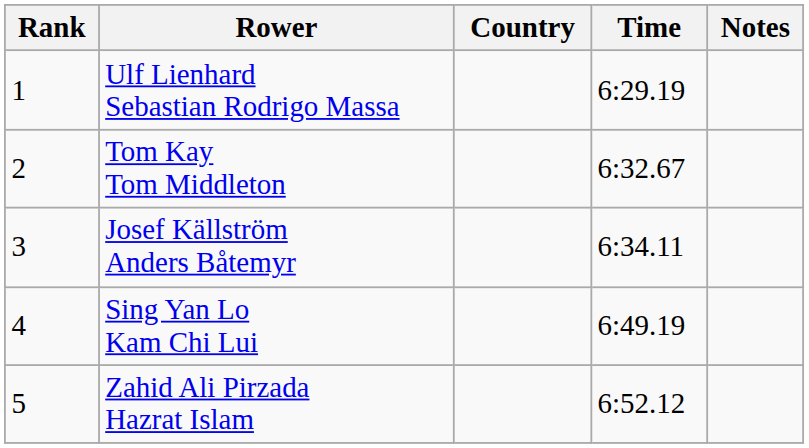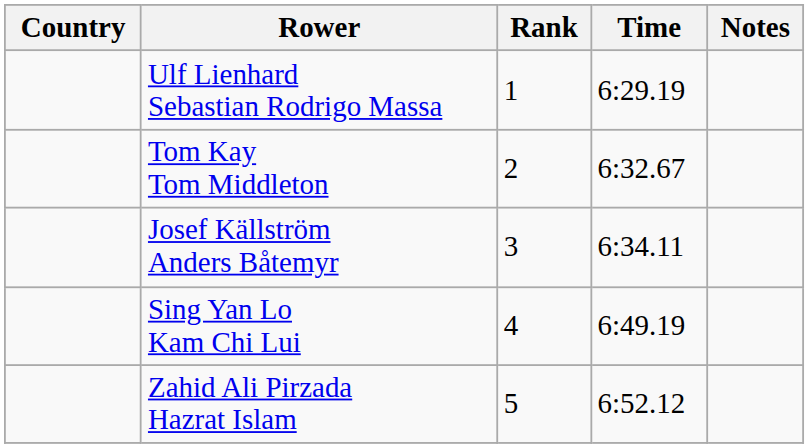columns swapped: (52, 27) <-> (523, 27)
